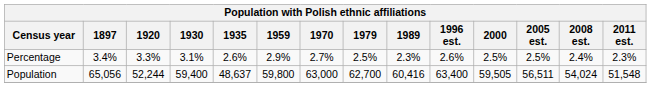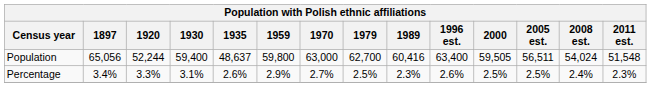rows swapped: (32, 75) <-> (34, 58)
